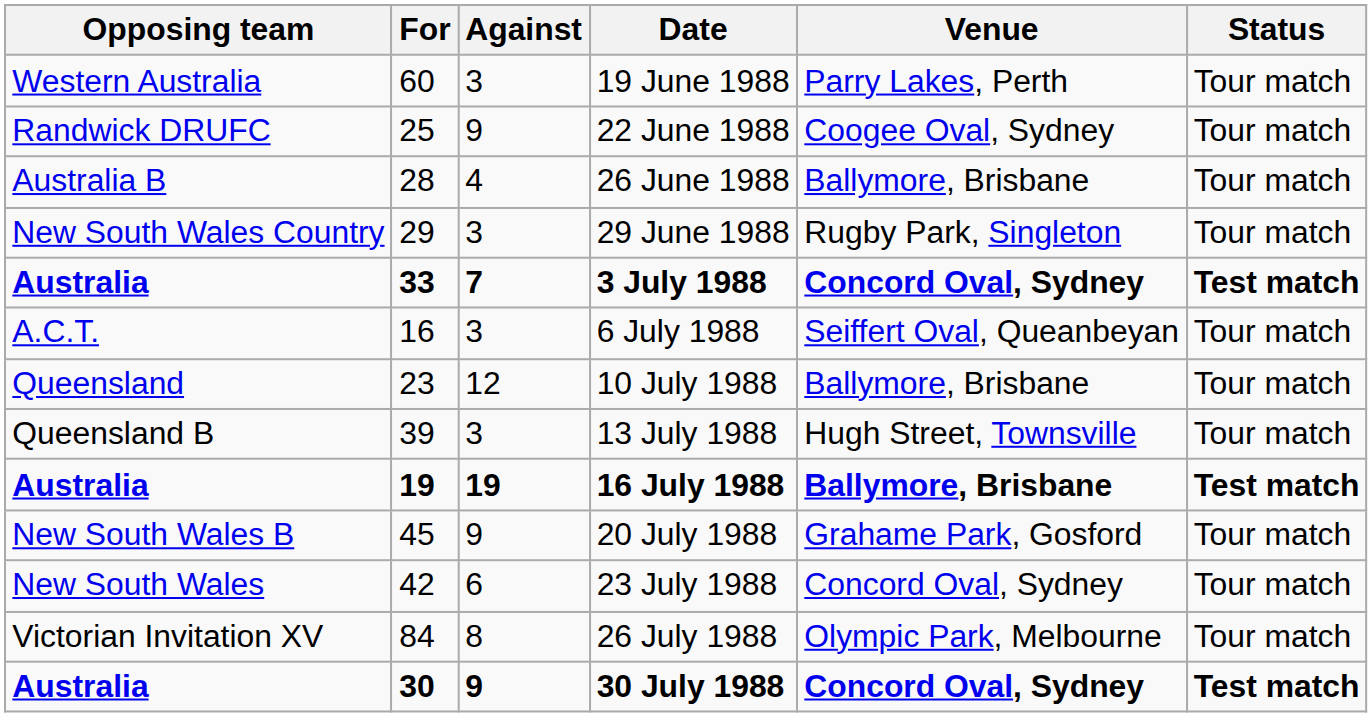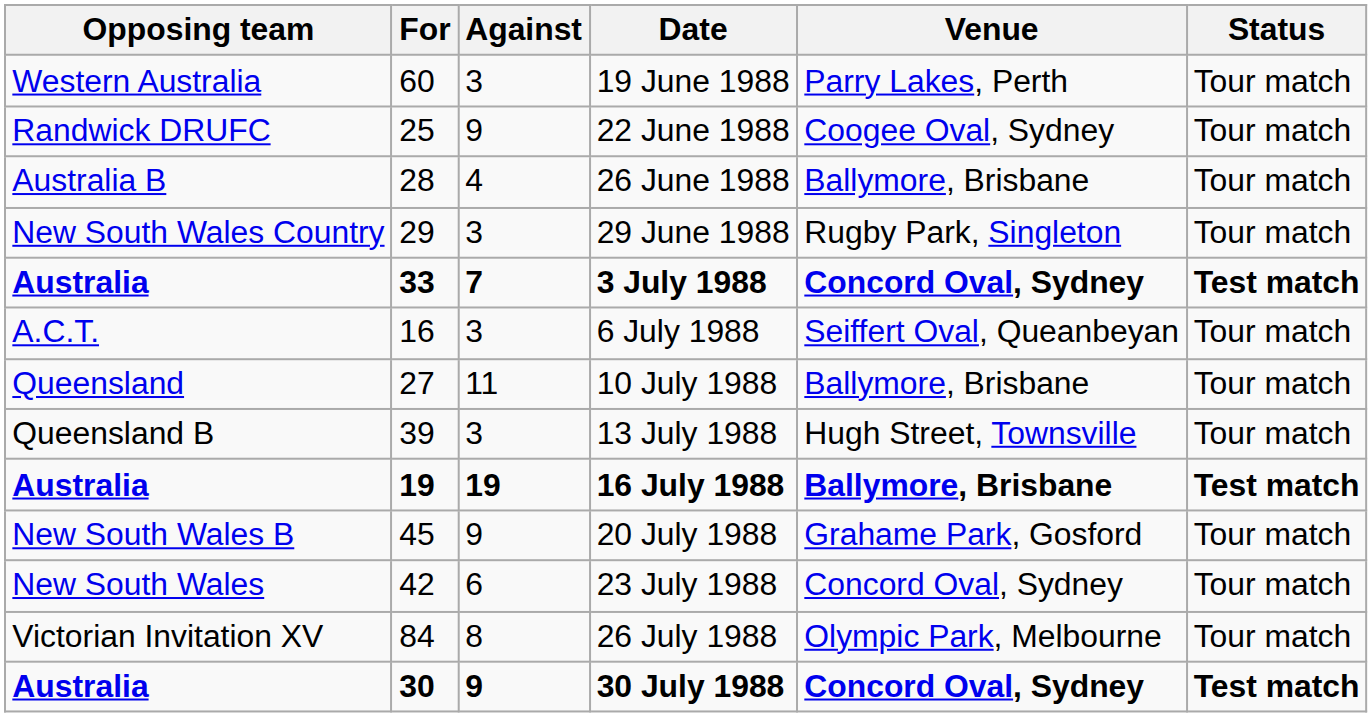(417, 383) 23 -> (417, 383) 27
(483, 383) 12 -> (482, 383) 11
